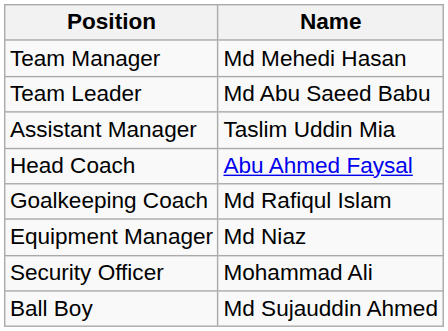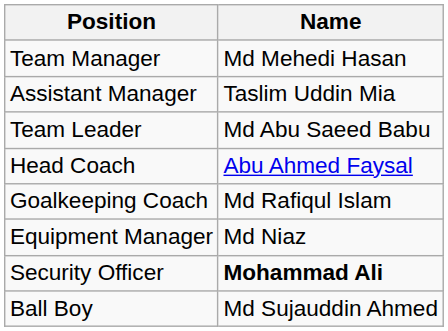rows swapped: (76, 93) <-> (103, 129)
(298, 272) normal -> (303, 272) bold
